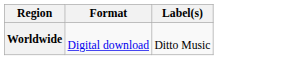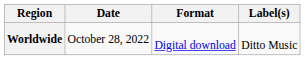+ column: (108, 13)
